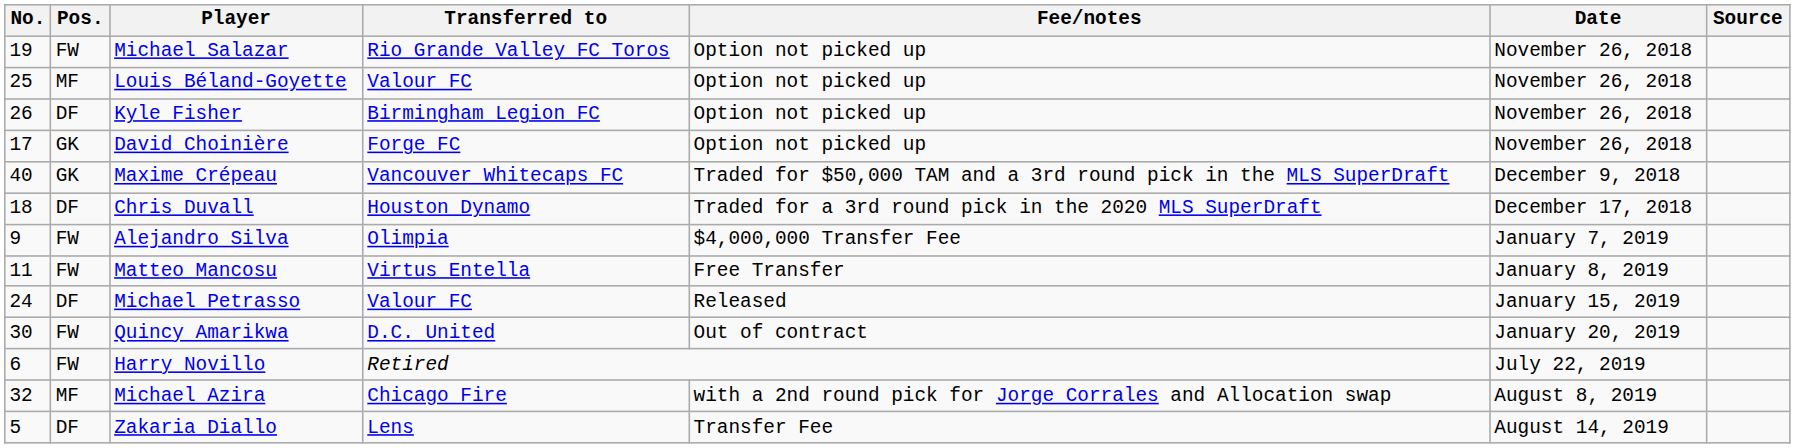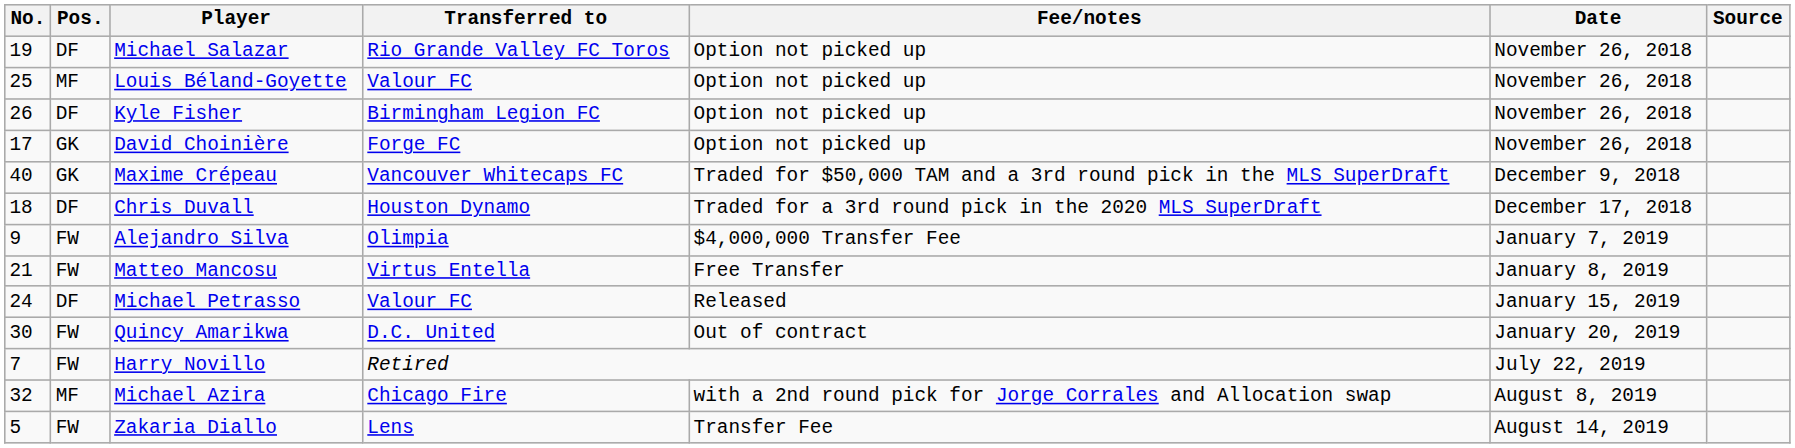(67, 52) FW -> (67, 52) DF
(21, 271) 11 -> (21, 271) 21
(15, 365) 6 -> (15, 365) 7
(67, 428) DF -> (67, 428) FW
